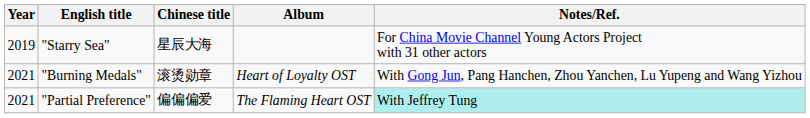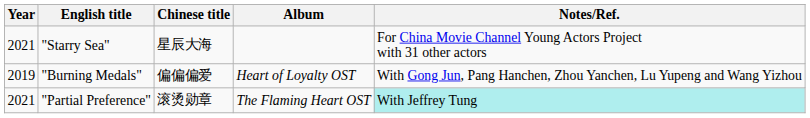(21, 44) 2019 -> (21, 44) 2021
(21, 75) 2021 -> (21, 75) 2019
(185, 75) 滚烫勋章 -> (185, 75) 偏偏偏爱
(185, 99) 偏偏偏爱 -> (185, 99) 滚烫勋章
